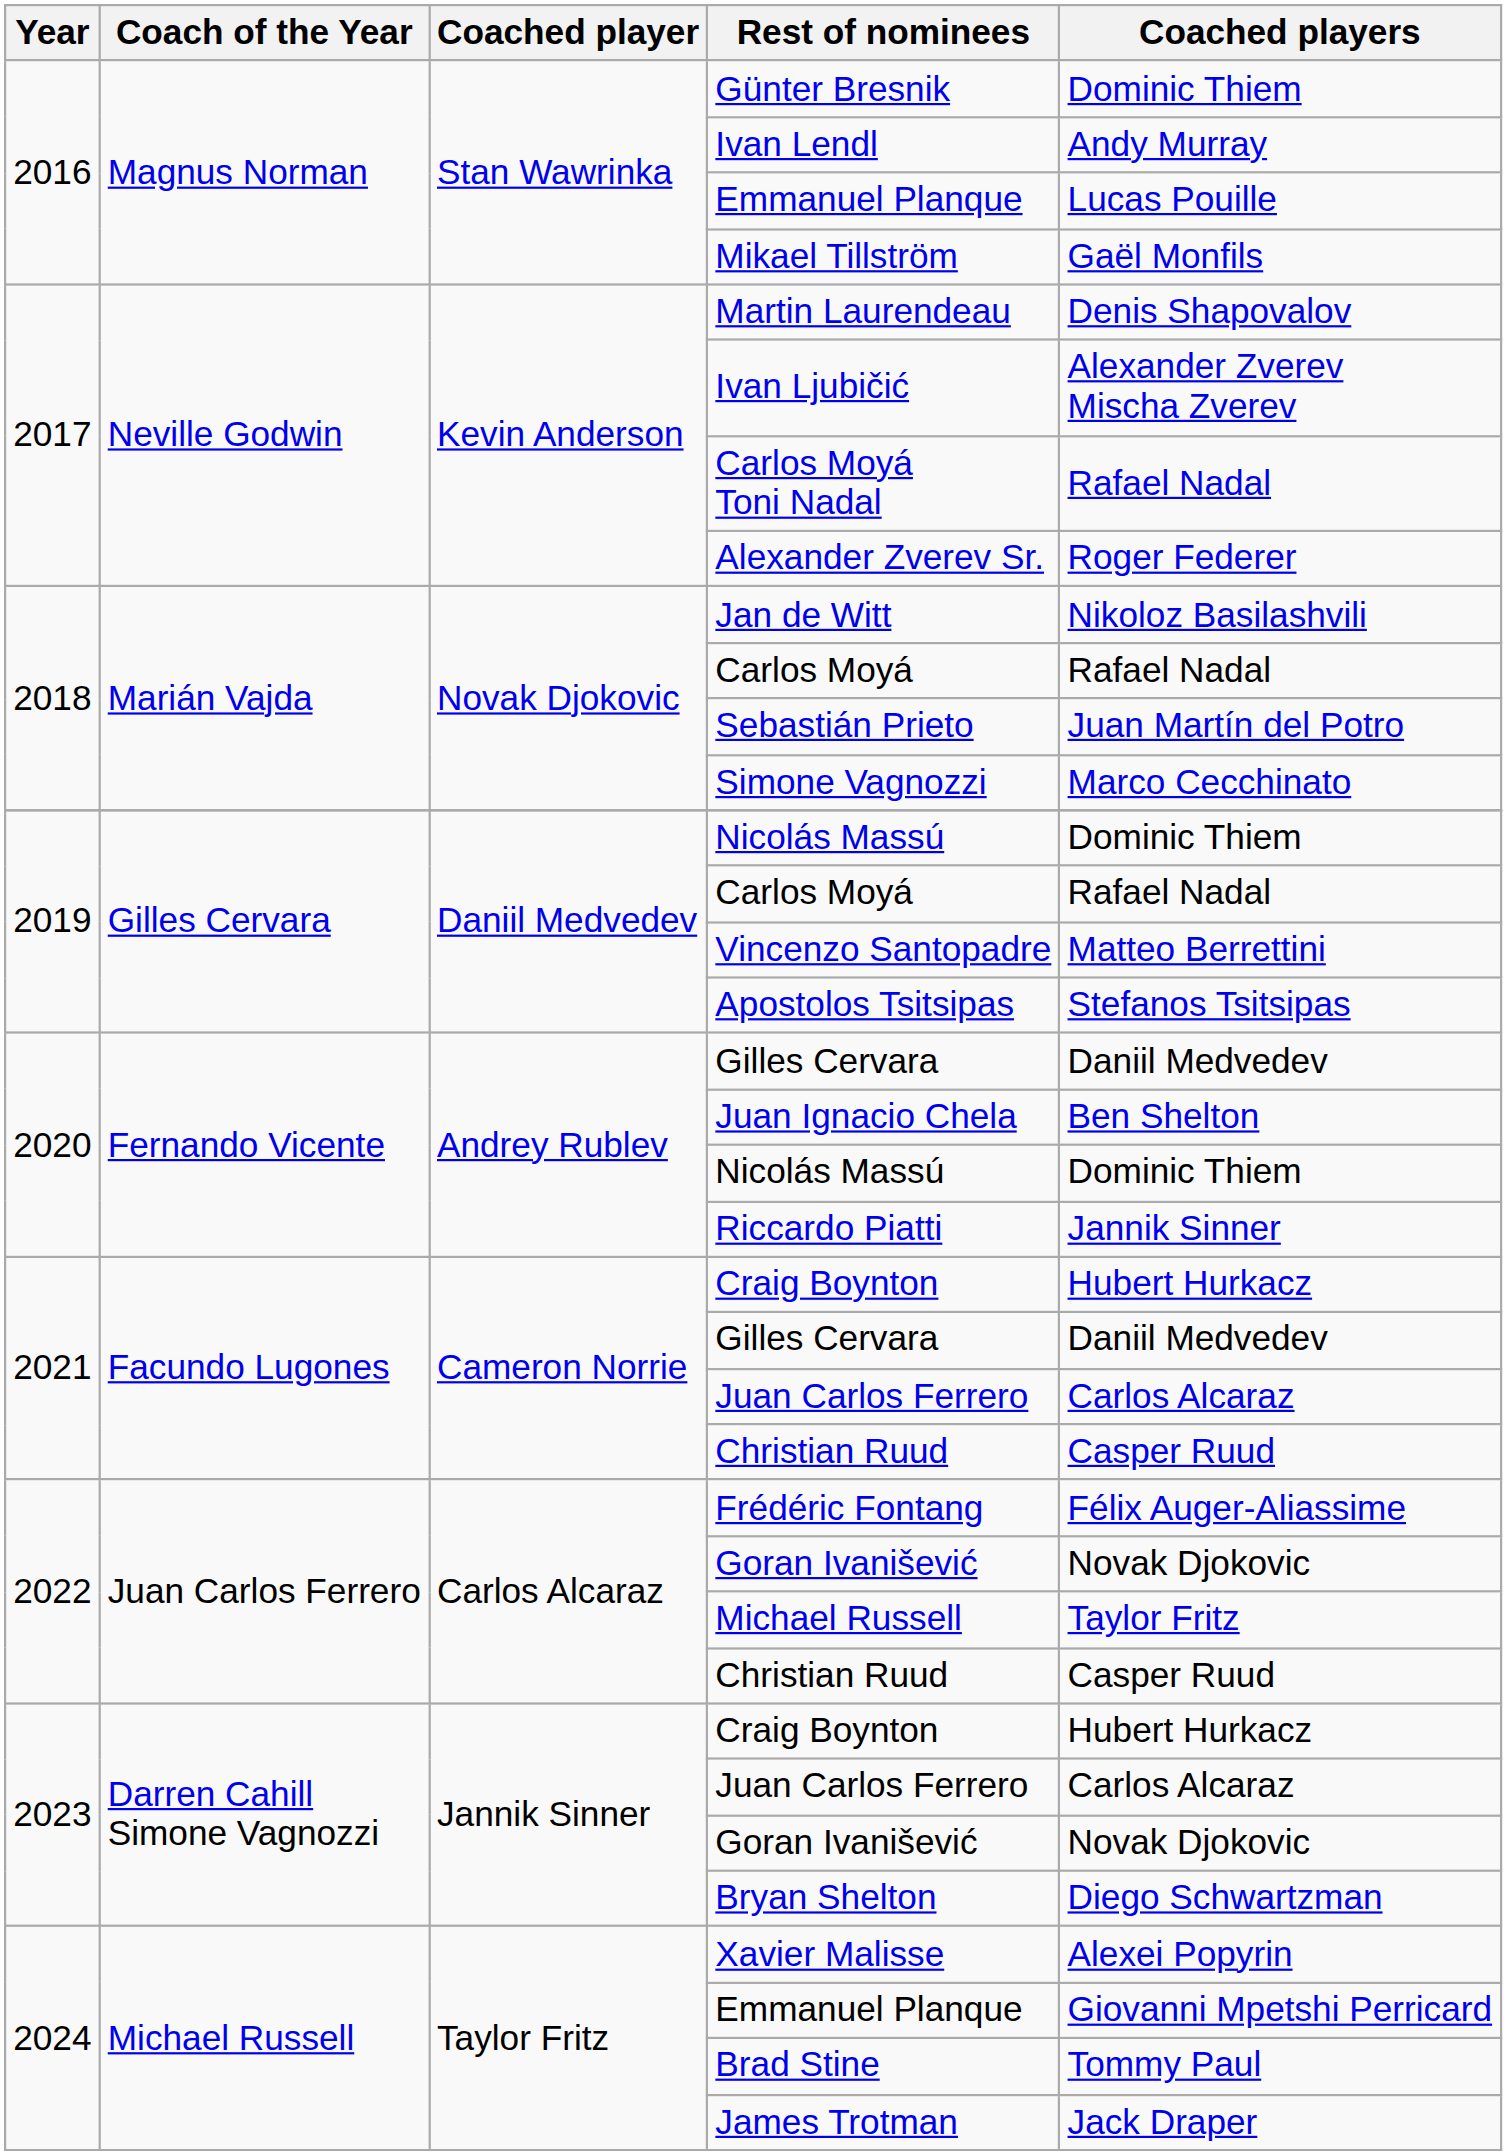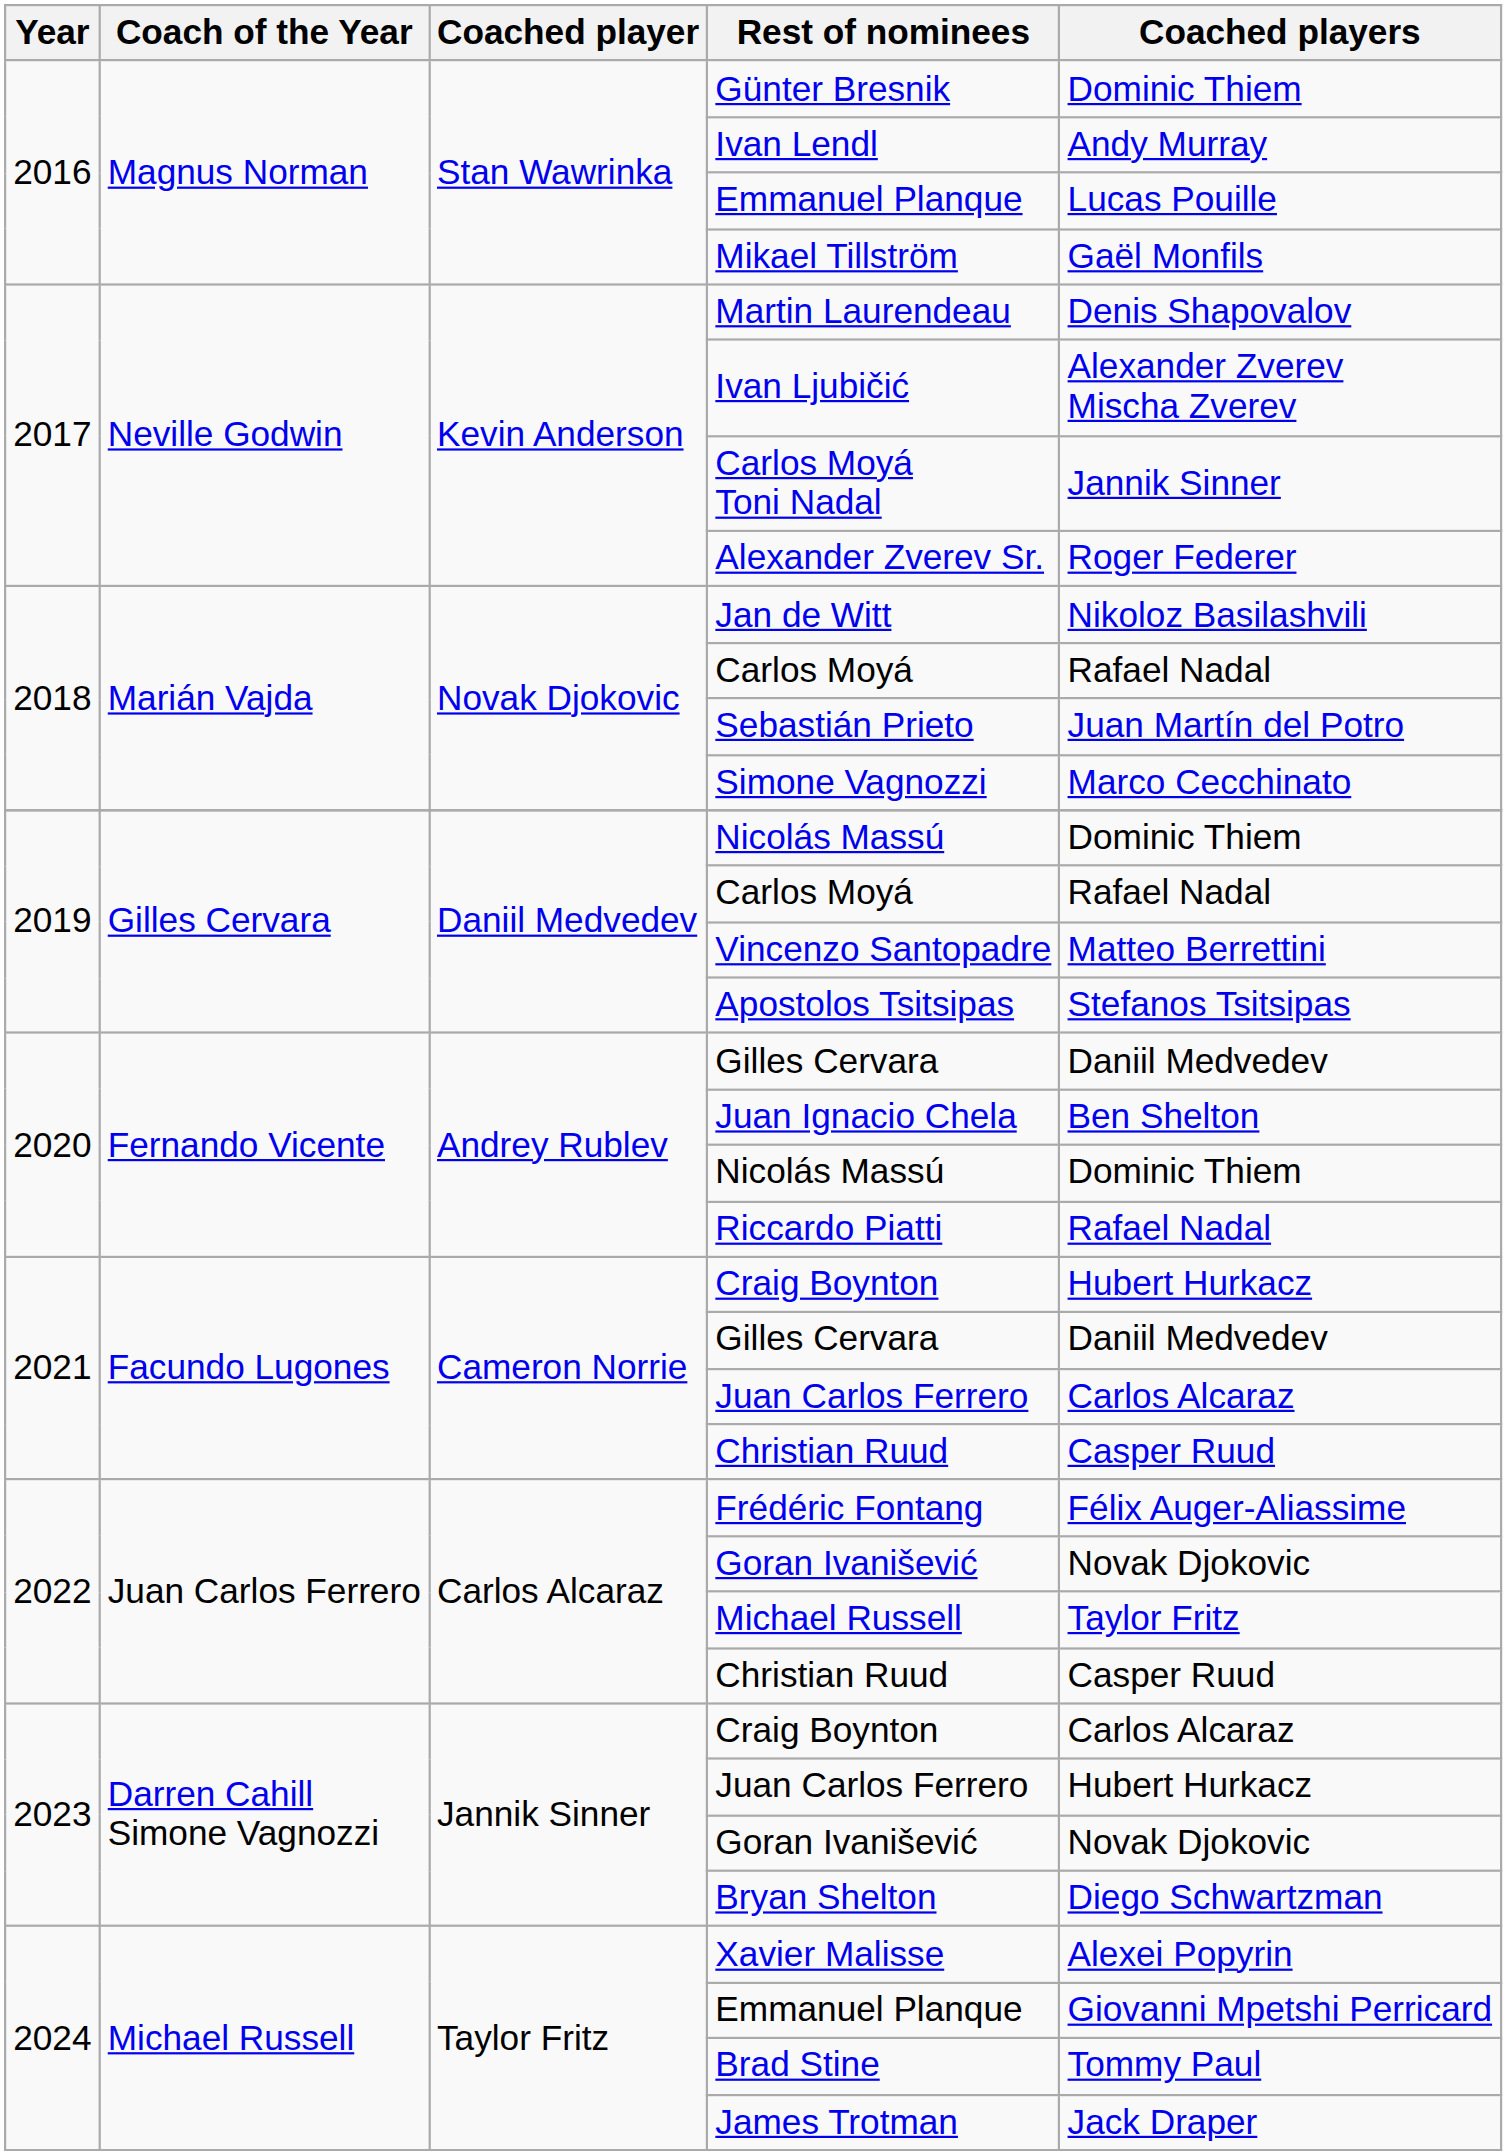(1169, 482) Rafael Nadal -> (1174, 482) Jannik Sinner
(1174, 1228) Jannik Sinner -> (1169, 1228) Rafael Nadal
(1190, 1730) Hubert Hurkacz -> (1181, 1730) Carlos Alcaraz
(1181, 1786) Carlos Alcaraz -> (1190, 1786) Hubert Hurkacz
